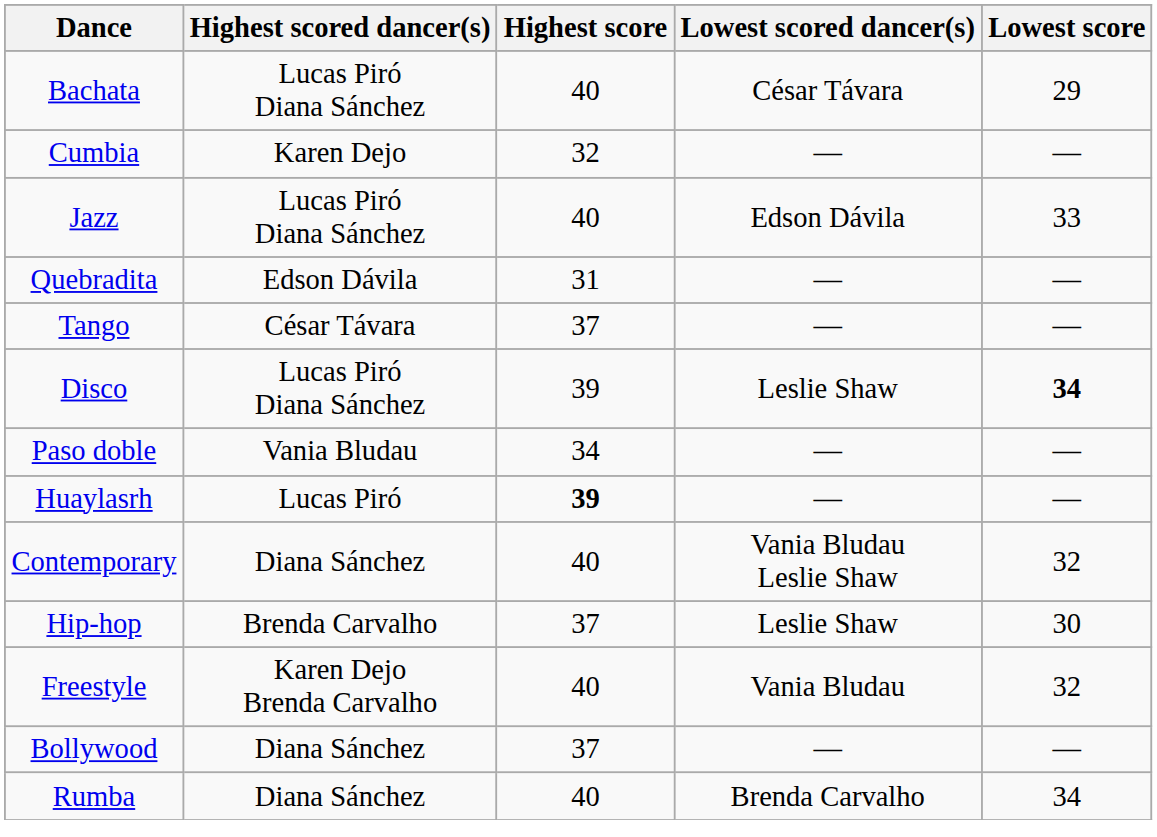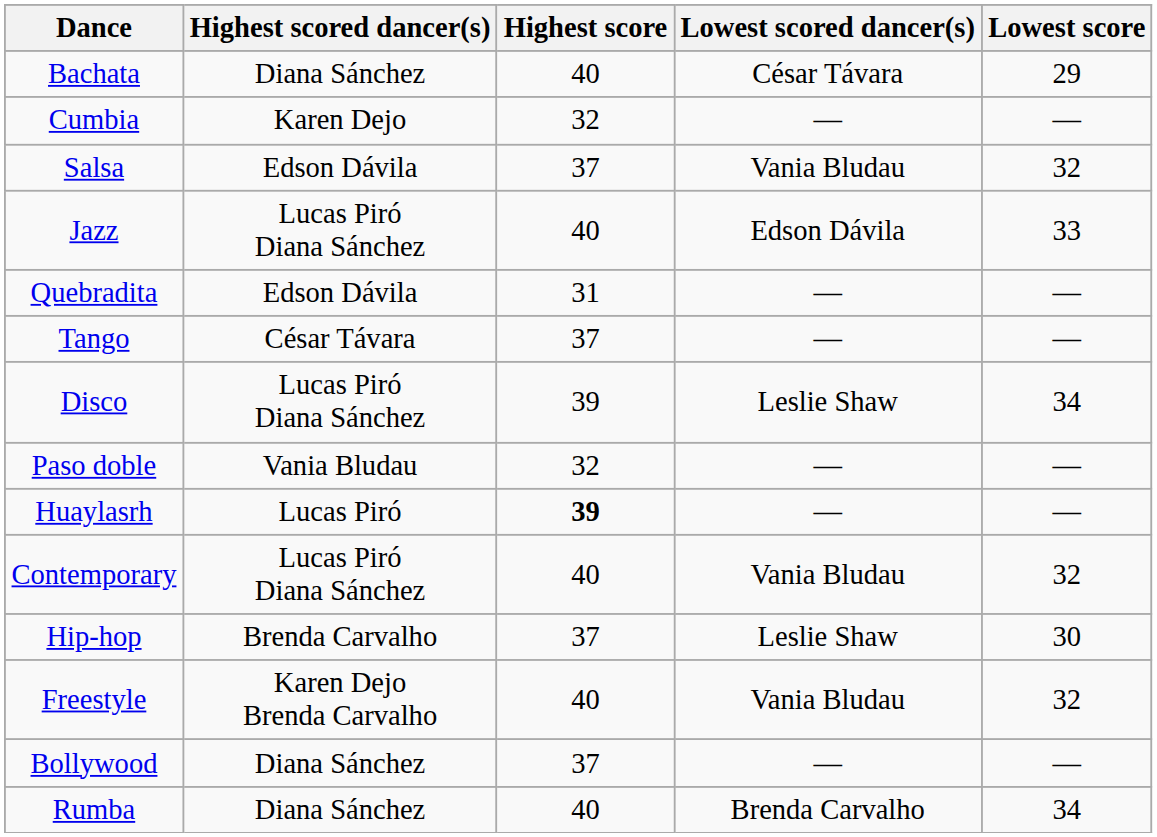(340, 90) Lucas Piró Diana Sánchez -> (340, 73) Diana Sánchez
+ row: (94, 166)
(1067, 388) bold -> (1067, 401) normal
(585, 450) 34 -> (585, 464) 32
(340, 560) Diana Sánchez -> (340, 573) Lucas Piró Diana Sánchez
(828, 560) Vania Bludau Leslie Shaw -> (828, 573) Vania Bludau
